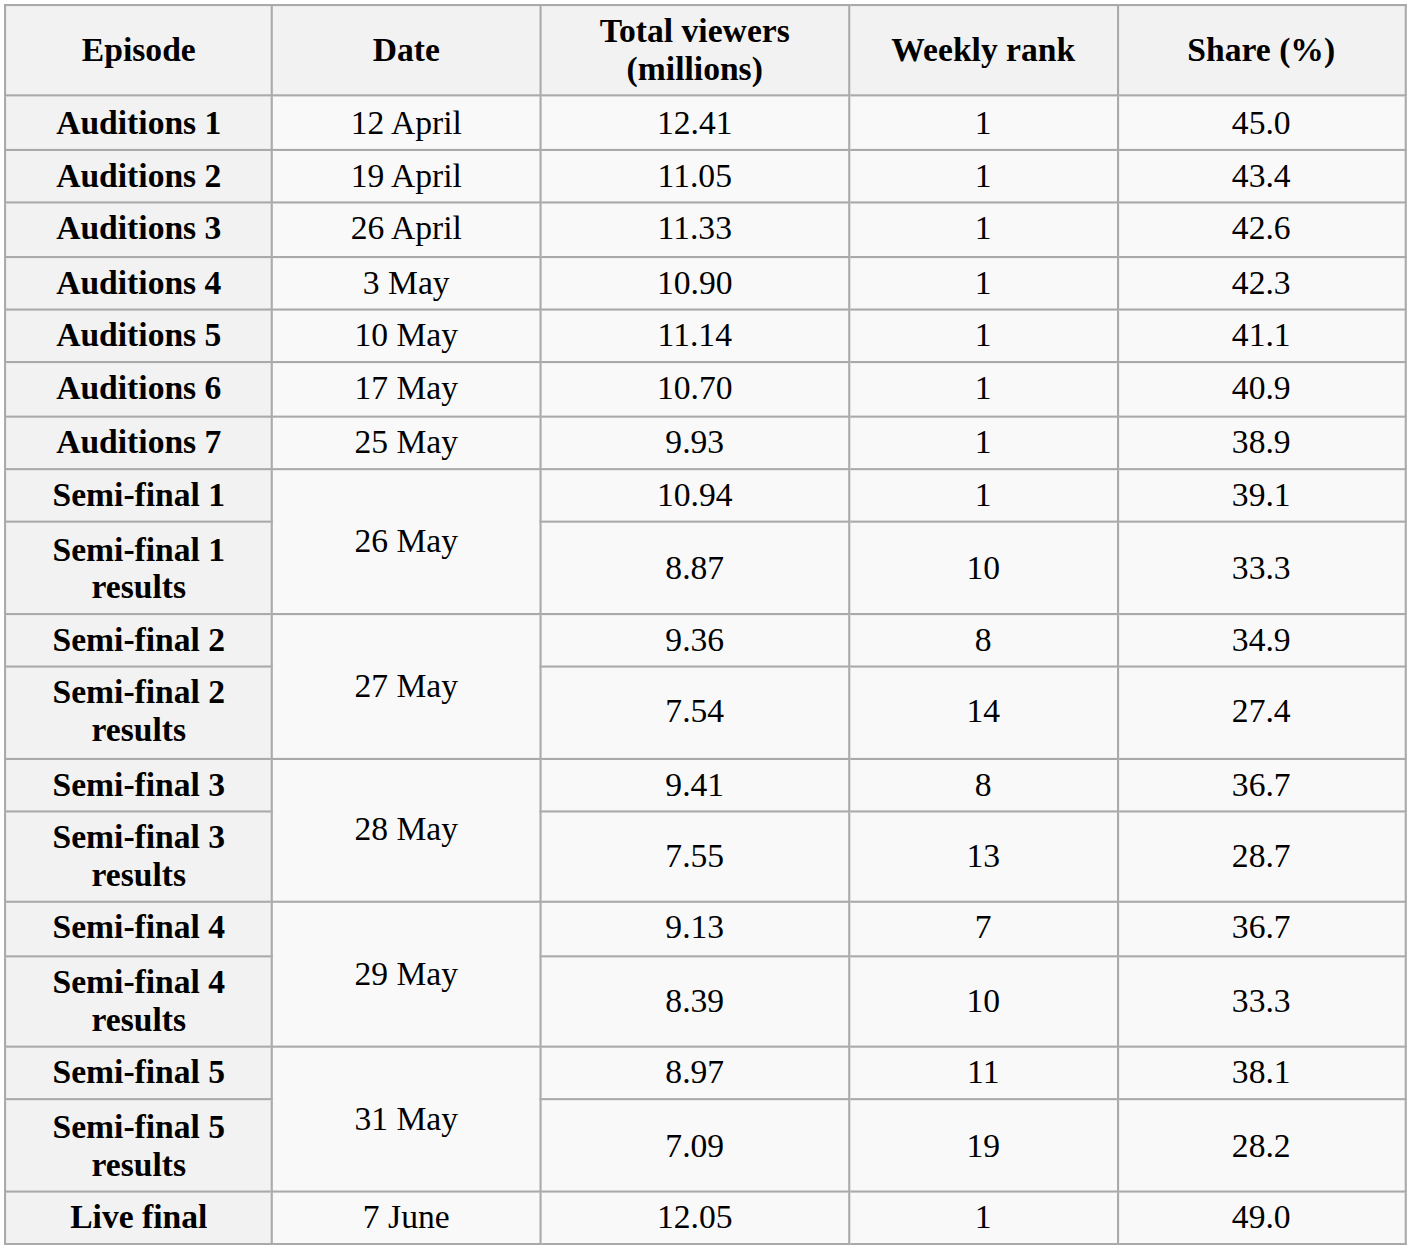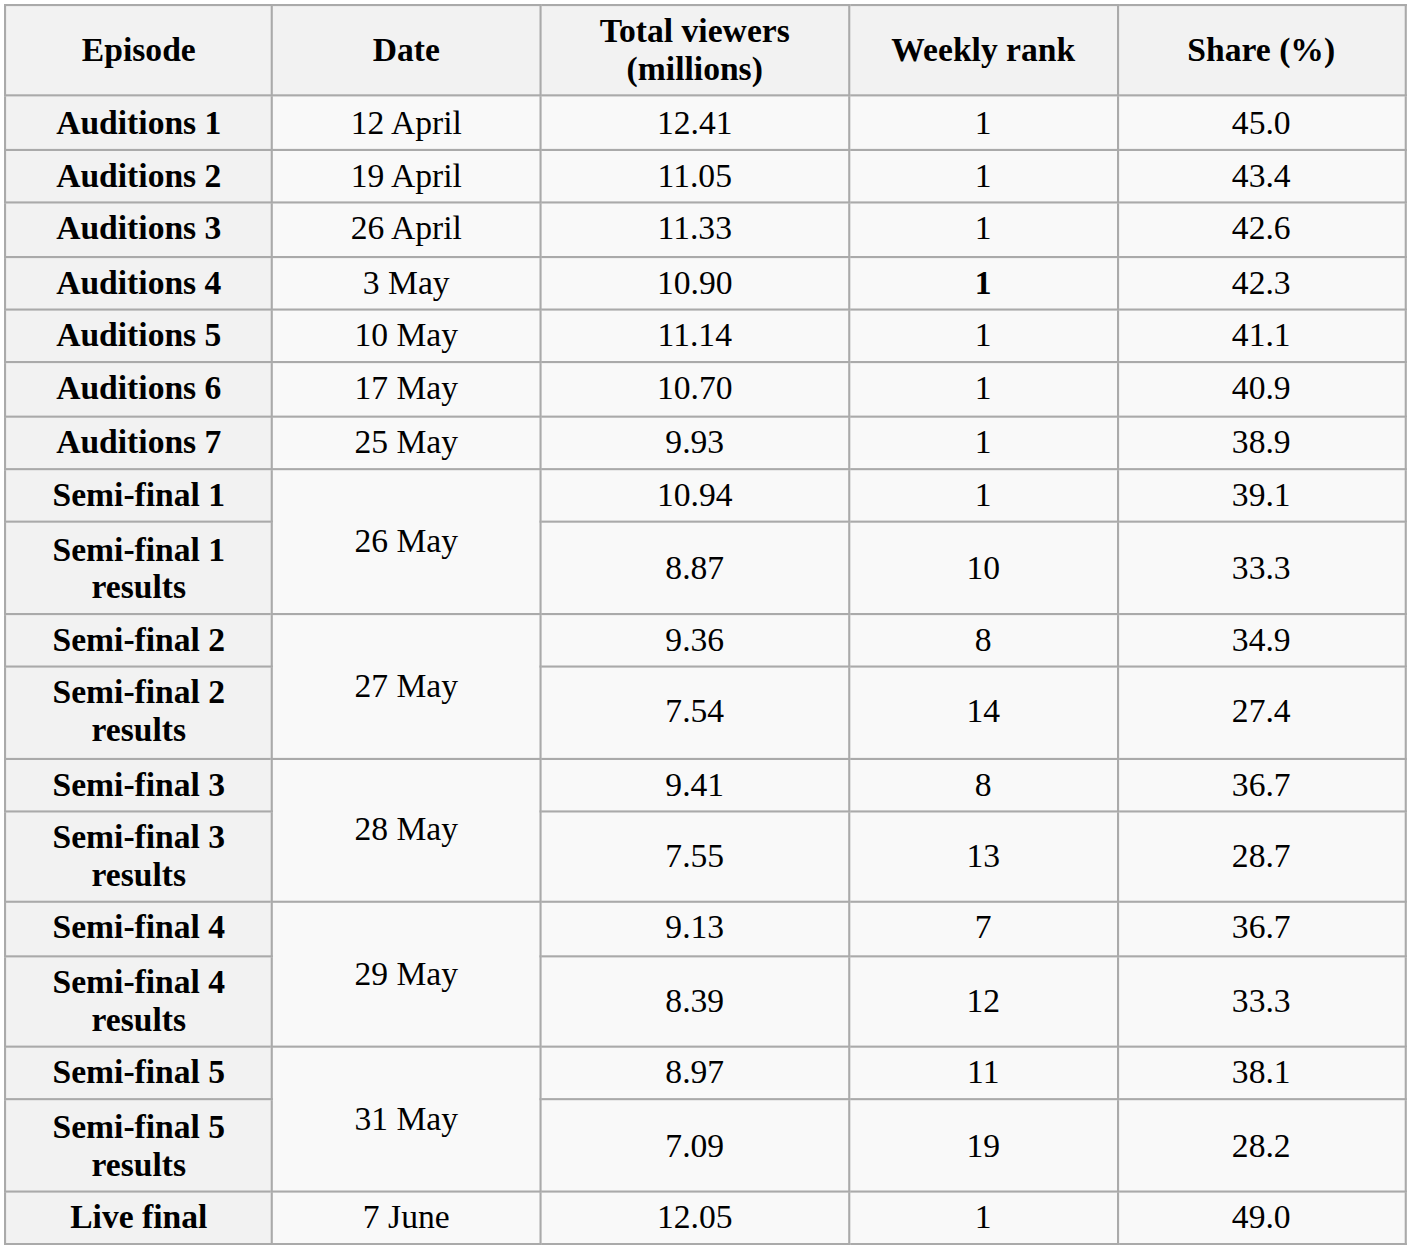(983, 282) normal -> (983, 282) bold
(983, 1000) 10 -> (983, 1000) 12
